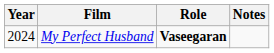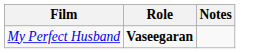- column: (21, 15)
